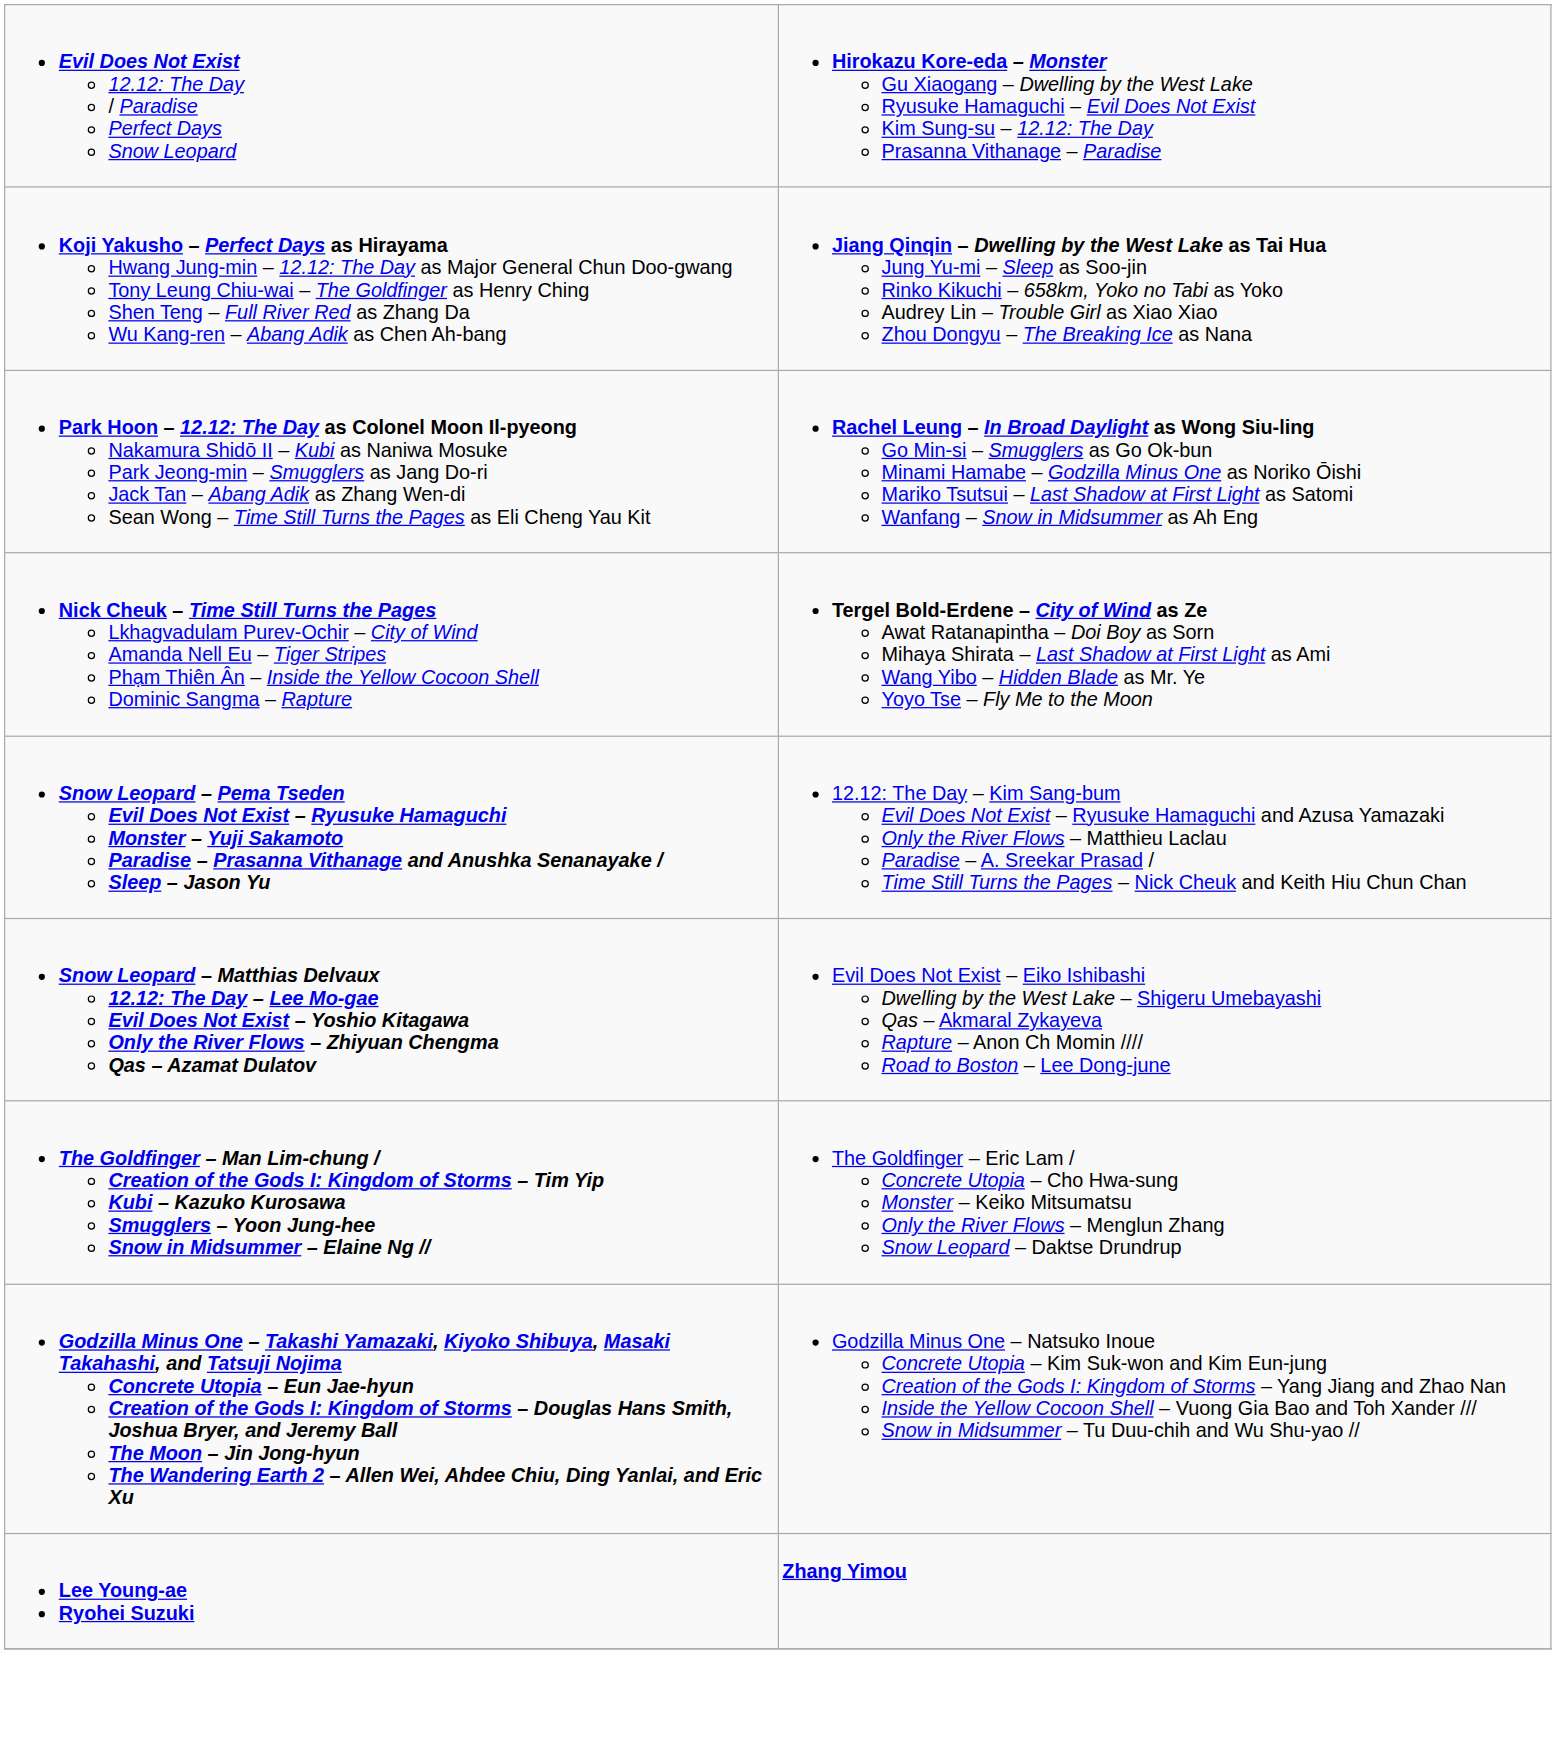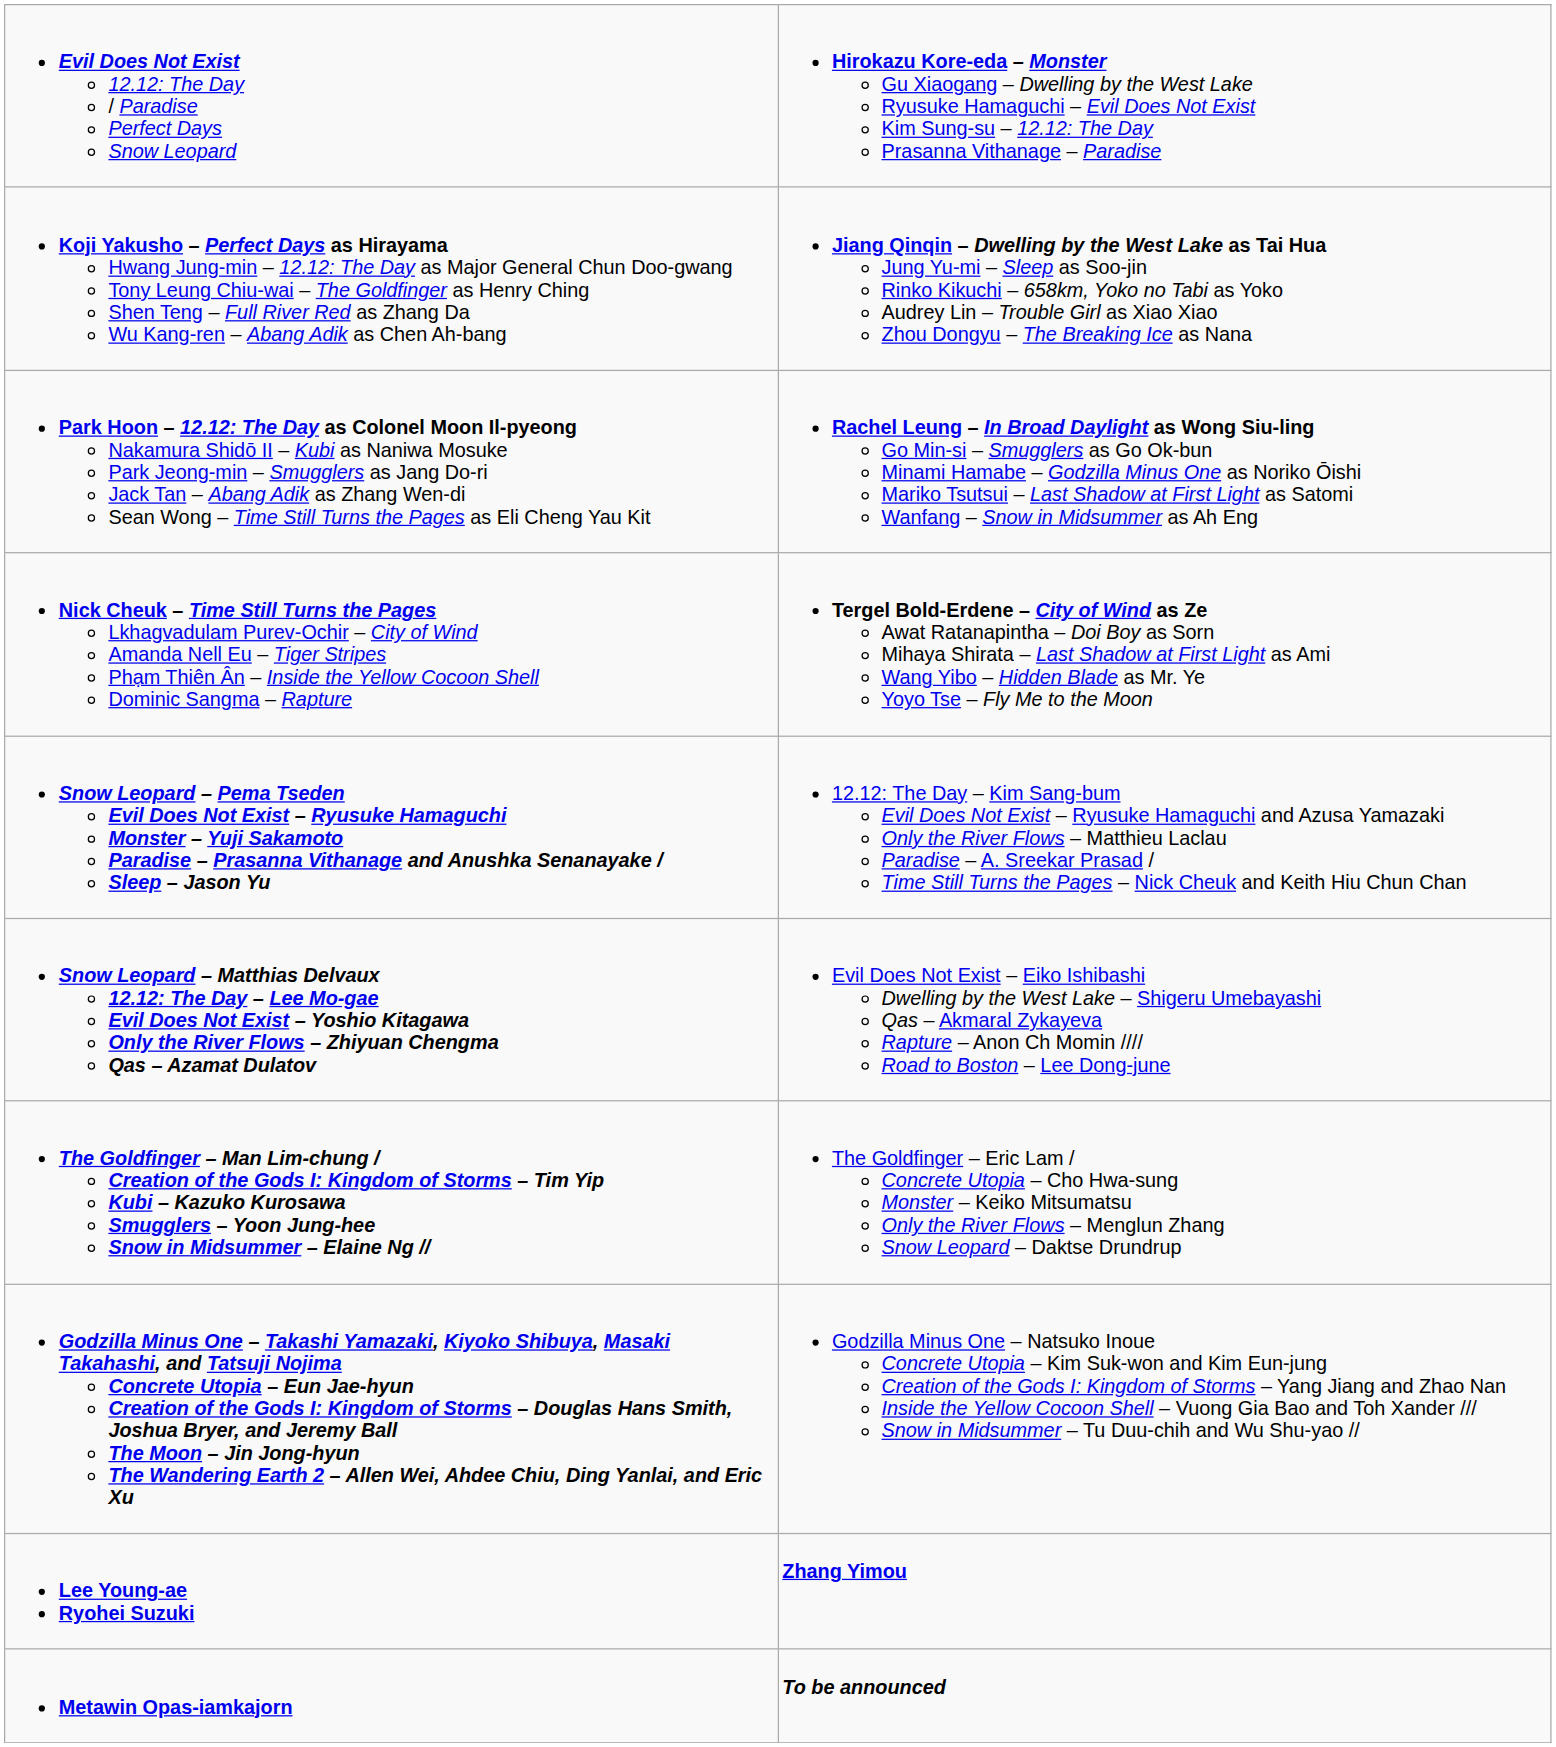+ row: (391, 1707)
